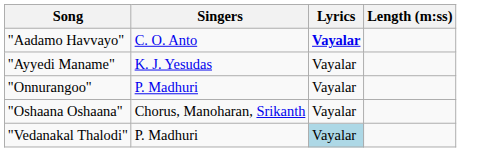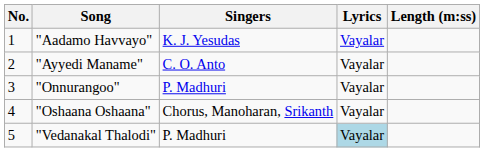+ column: (18, 16)
(166, 40) C. O. Anto -> (201, 40) K. J. Yesudas
(336, 40) bold -> (362, 40) normal
(173, 64) K. J. Yesudas -> (194, 64) C. O. Anto
